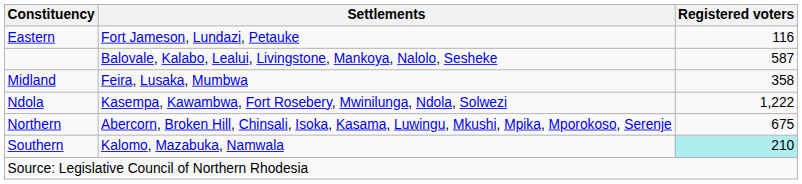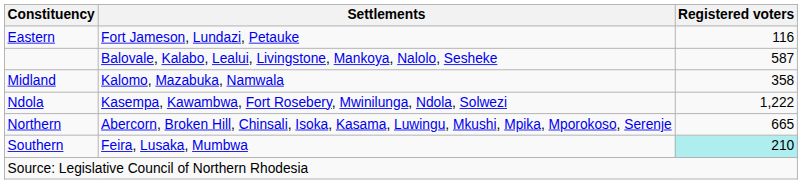(175, 80) Feira, Lusaka, Mumbwa -> (192, 80) Kalomo, Mazabuka, Namwala
(783, 124) 675 -> (783, 124) 665
(192, 146) Kalomo, Mazabuka, Namwala -> (175, 146) Feira, Lusaka, Mumbwa
